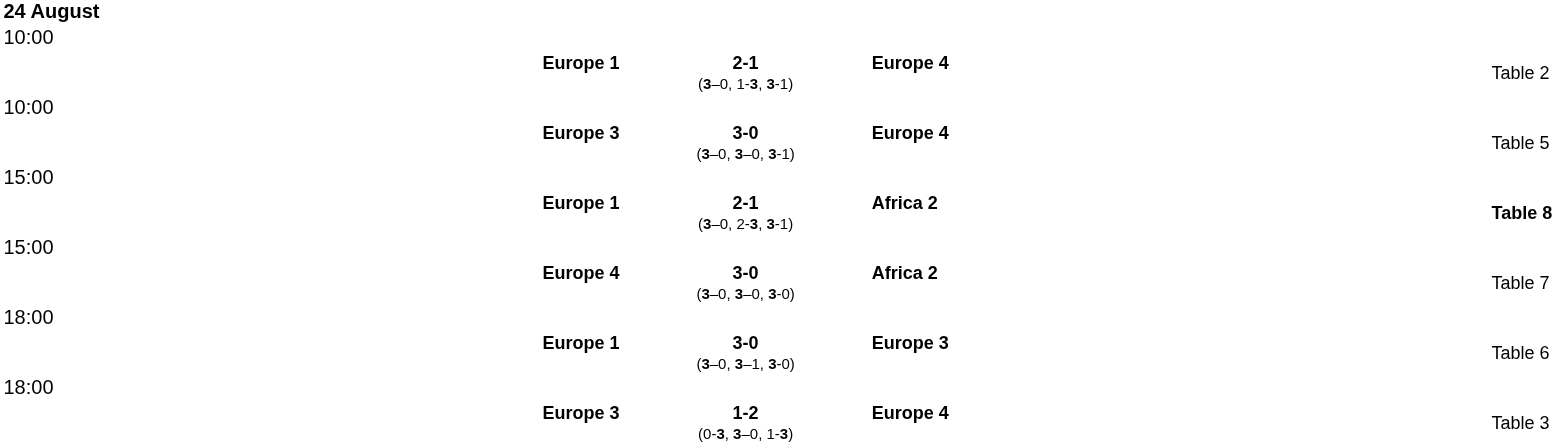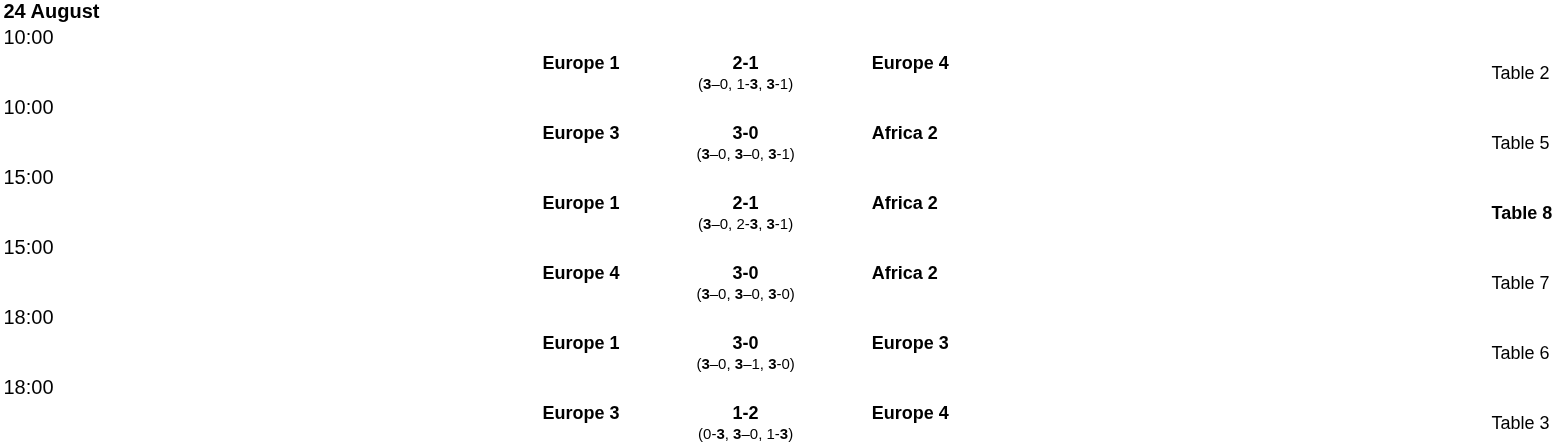(910, 133) Europe 4 -> (905, 133) Africa 2
